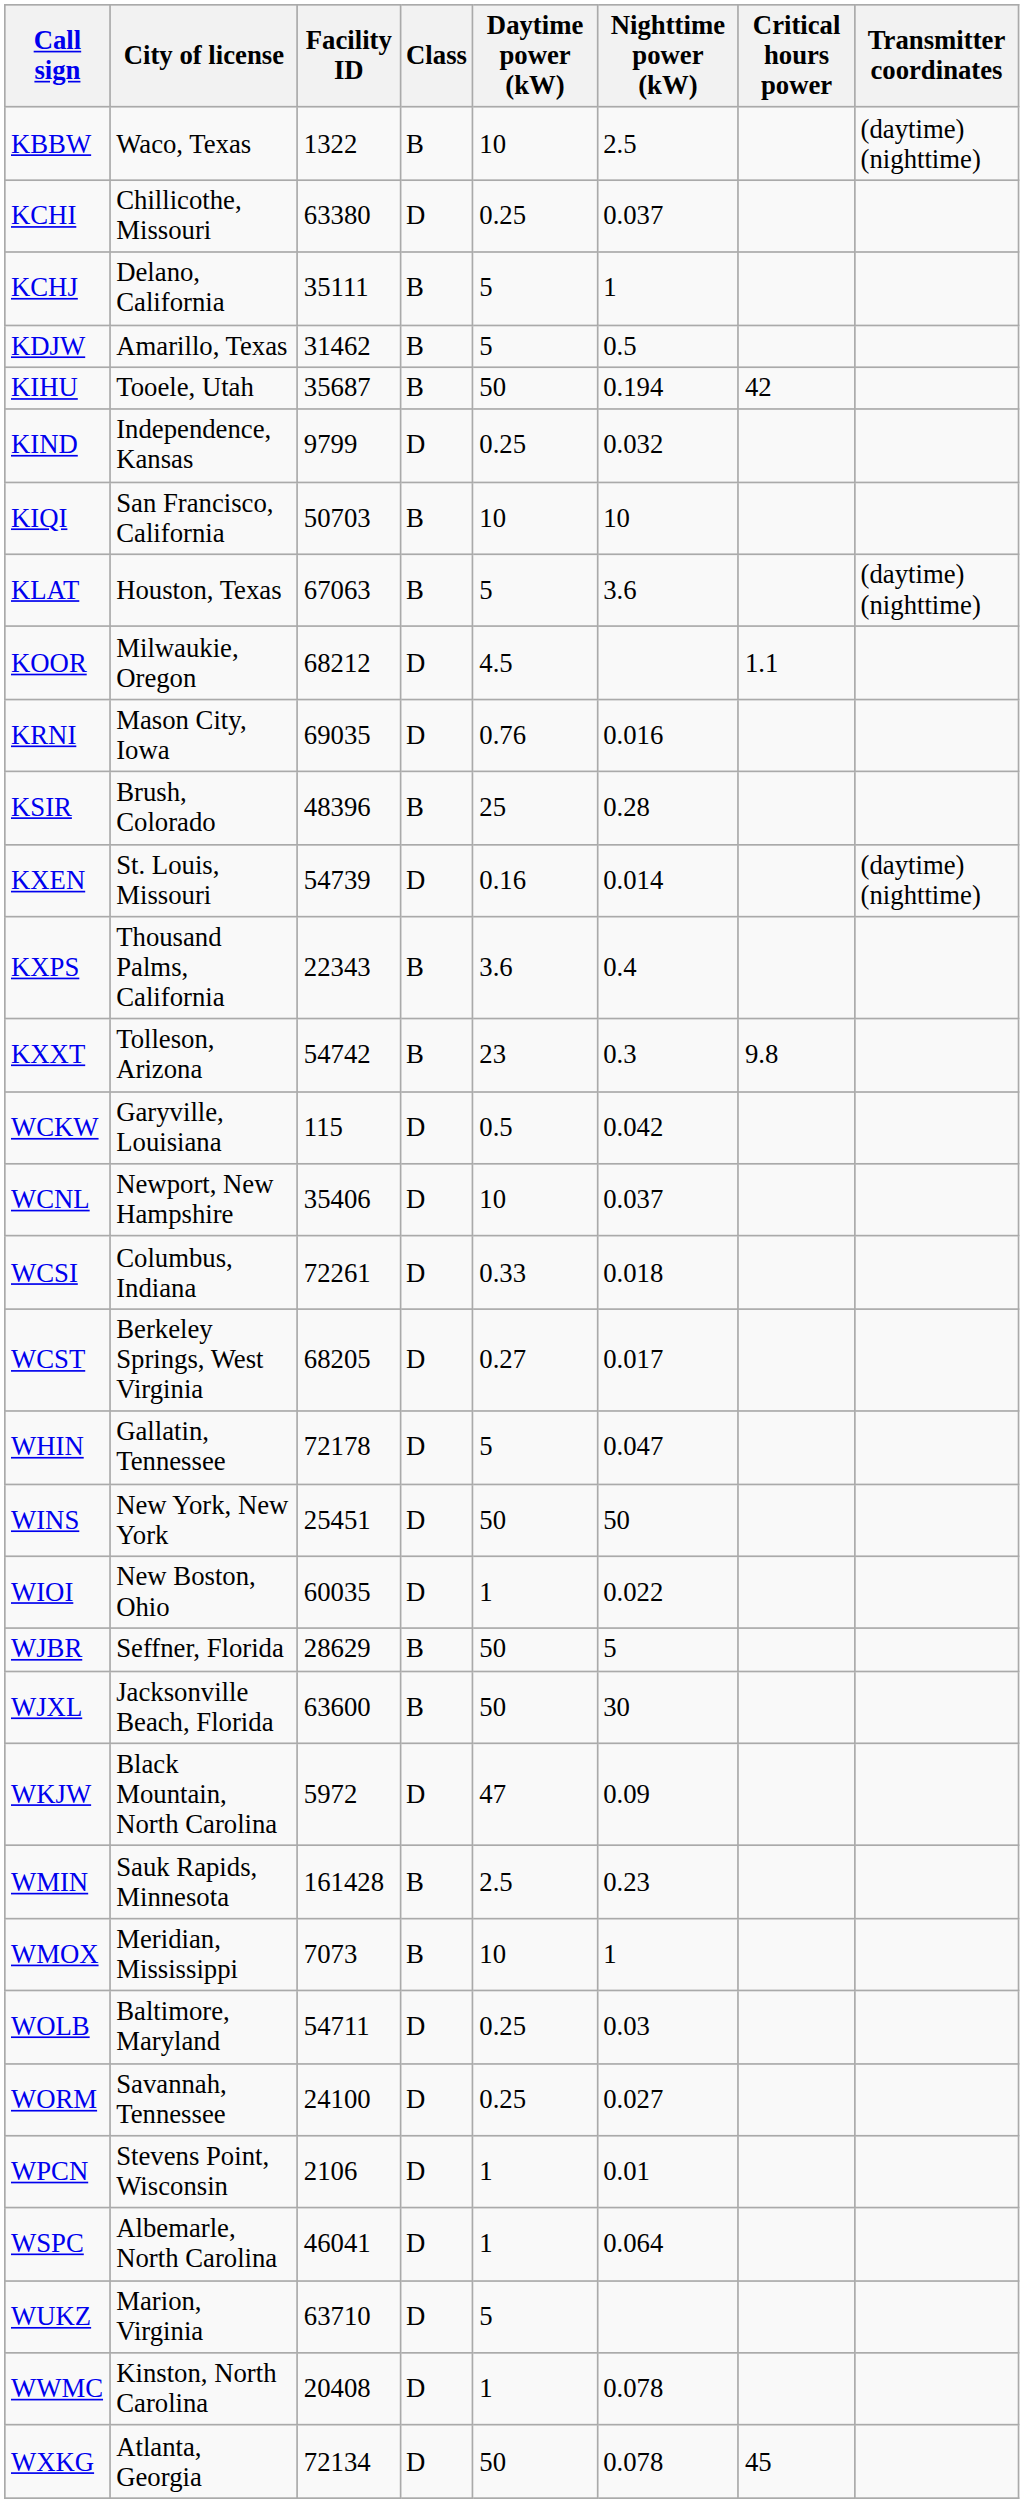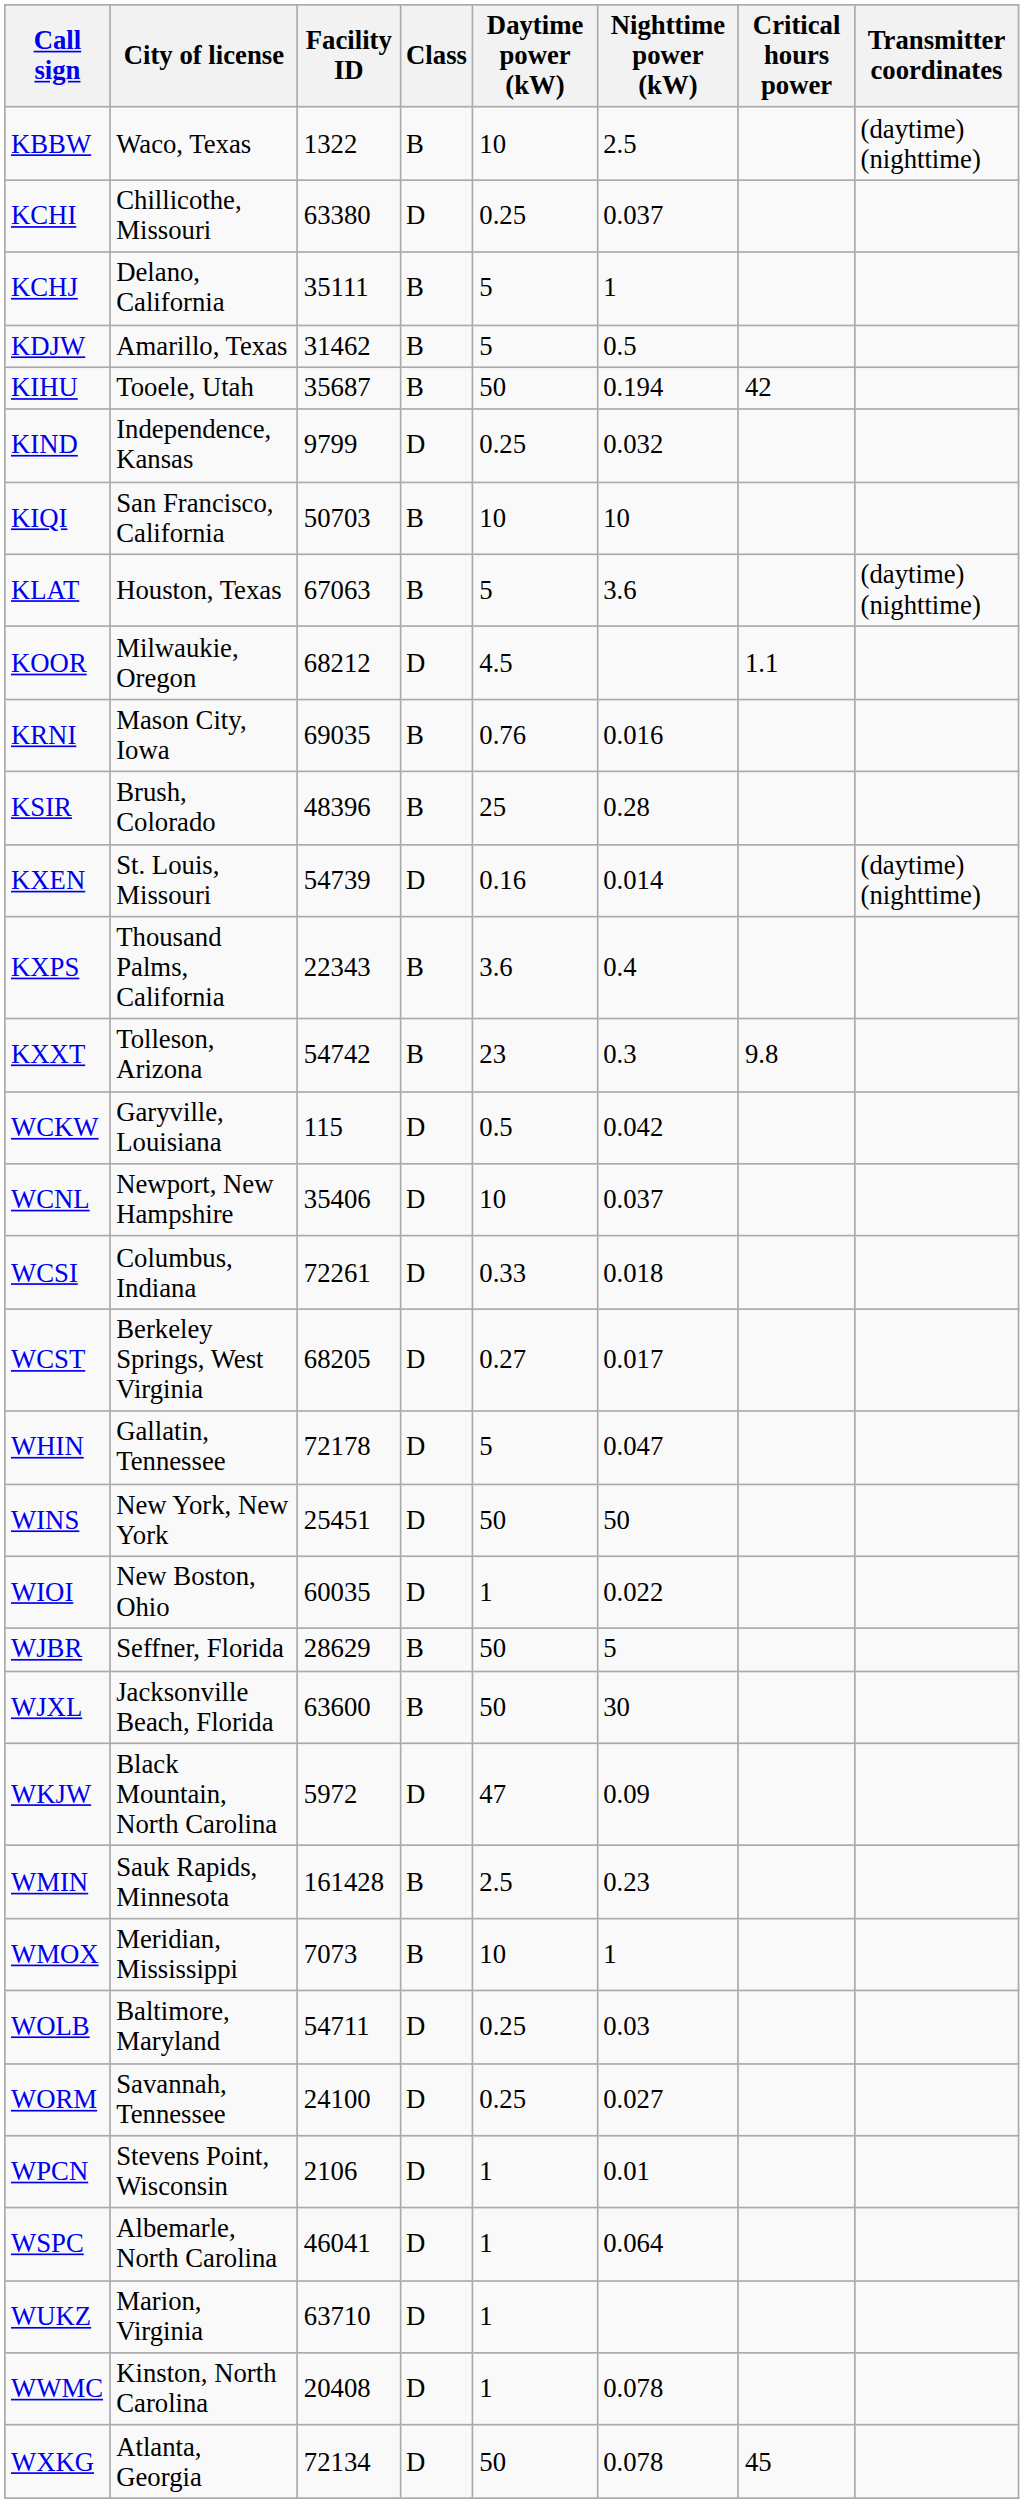(416, 735) D -> (415, 735) B
(486, 2316) 5 -> (486, 2316) 1
